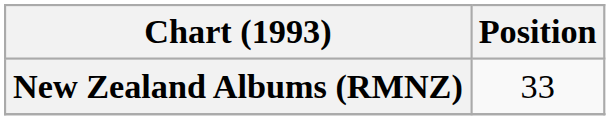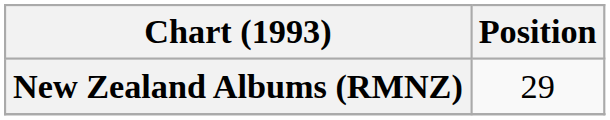(538, 85) 33 -> (538, 85) 29
